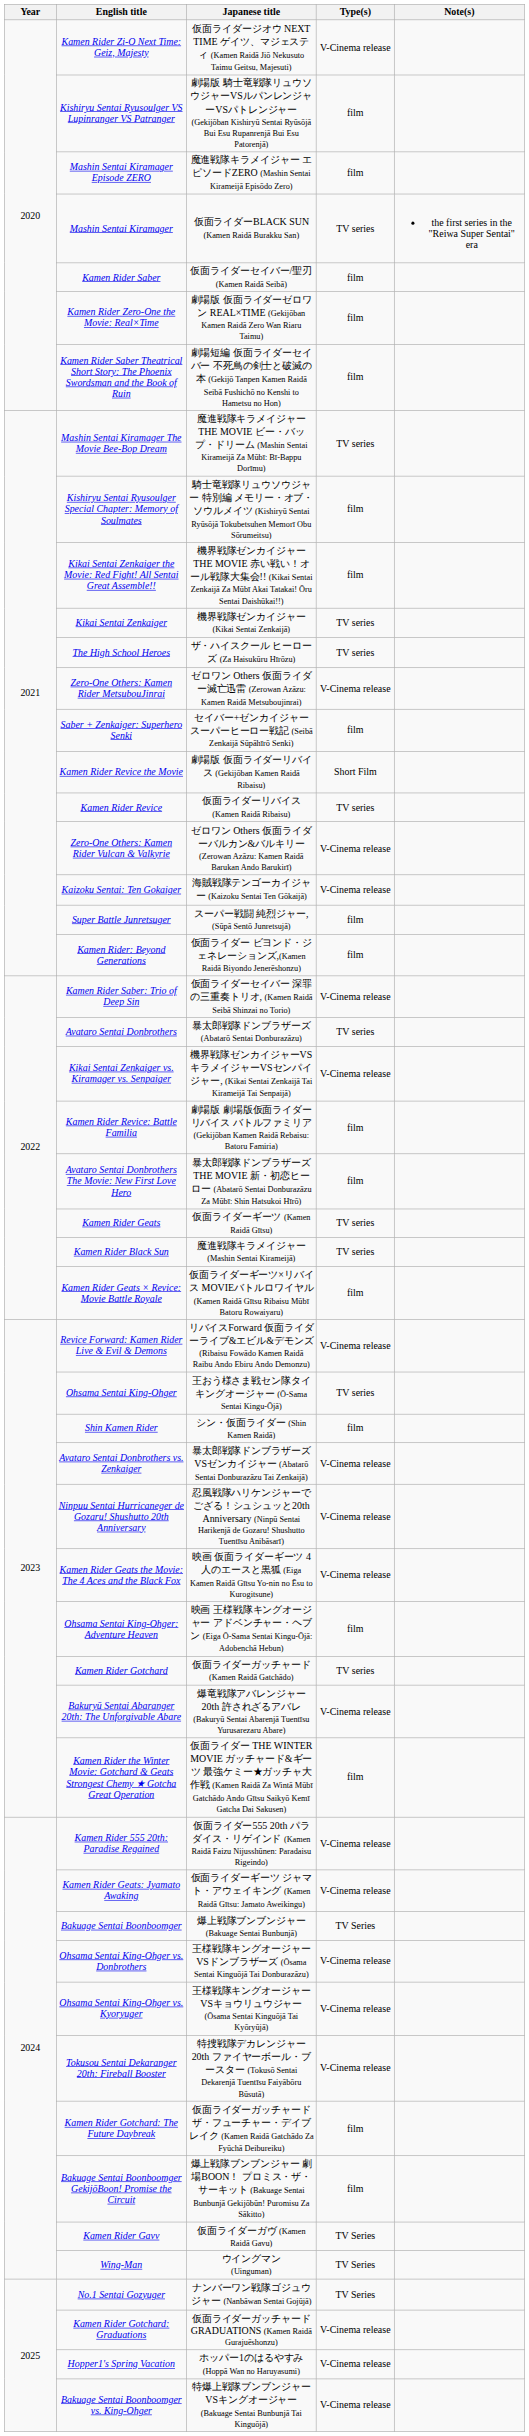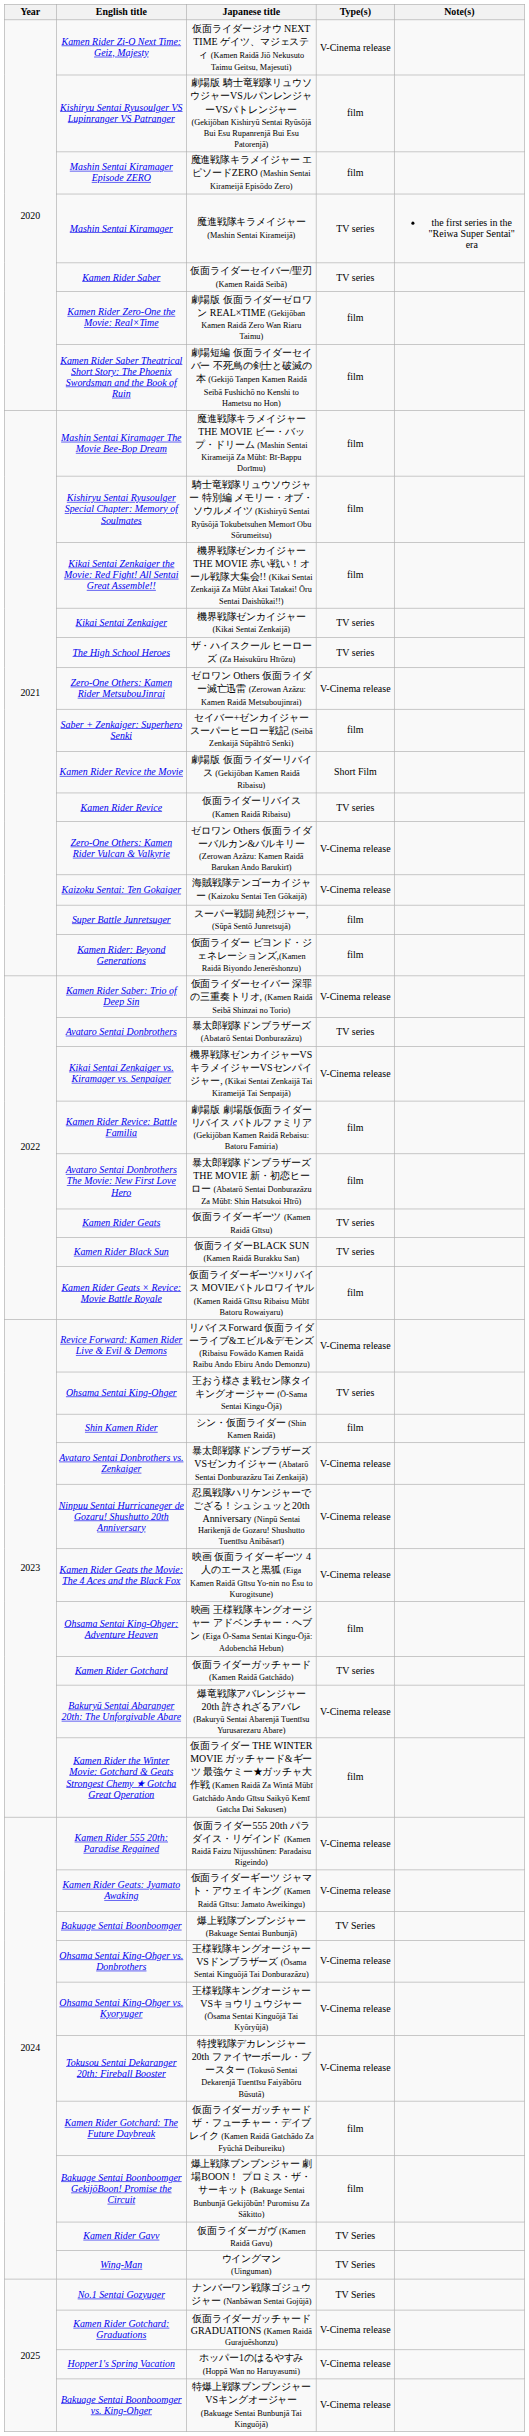(251, 228) 仮面ライダーBLACK SUN (Kamen Raidā Burakku San) -> (251, 228) 魔進戦隊キラメイジャー (Mashin Sentai Kirameijā)
(355, 277) film -> (355, 277) TV series
(355, 443) TV series -> (355, 443) film
(251, 1252) 魔進戦隊キラメイジャー (Mashin Sentai Kirameijā) -> (251, 1252) 仮面ライダーBLACK SUN (Kamen Raidā Burakku San)
